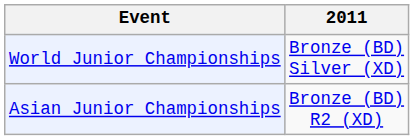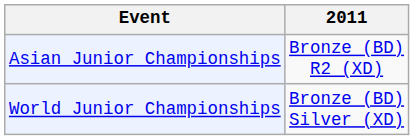rows swapped: (145, 109) <-> (145, 59)
